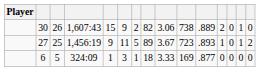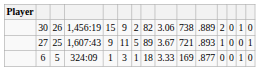(84, 27) 1,607:43 -> (84, 27) 1,456:19
(84, 43) 1,456:19 -> (84, 43) 1,607:43
(186, 43) 723 -> (186, 43) 721
(241, 43) 1 -> (241, 43) 0
(250, 43) 2 -> (250, 43) 1
(241, 58) 0 -> (241, 58) 1
